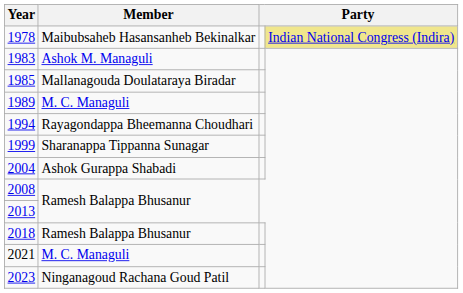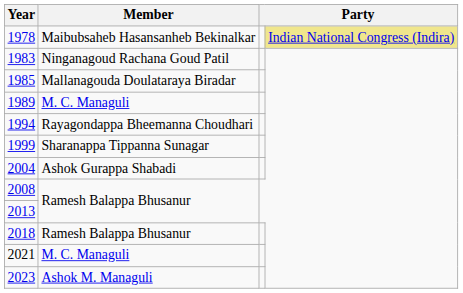(97, 59) Ashok M. Managuli -> (135, 59) Ninganagoud Rachana Goud Patil
(135, 277) Ninganagoud Rachana Goud Patil -> (97, 277) Ashok M. Managuli
